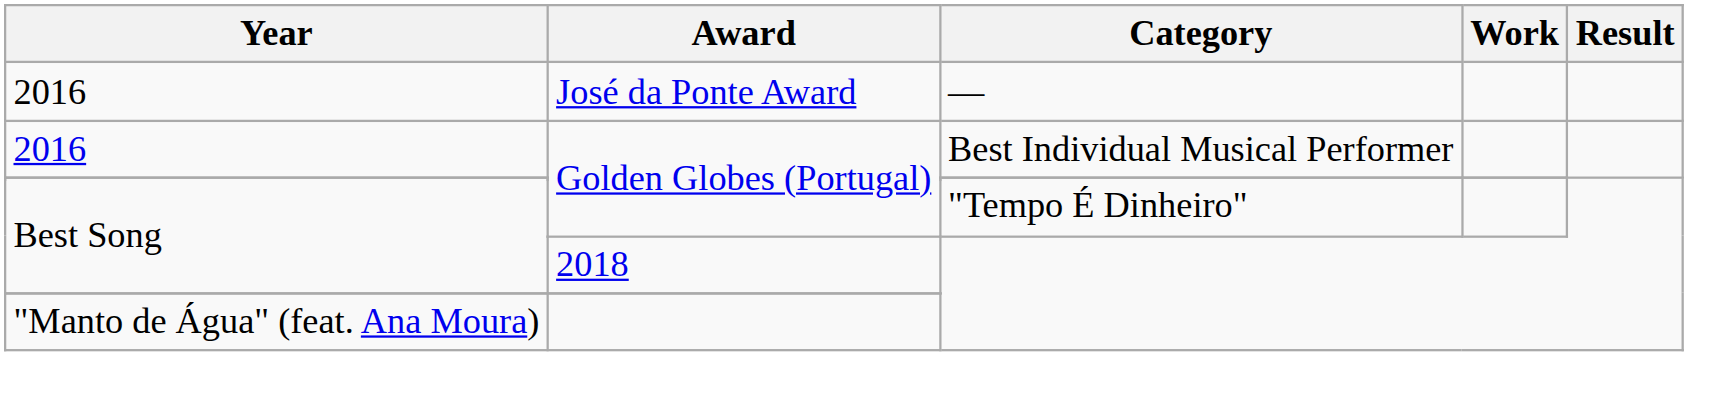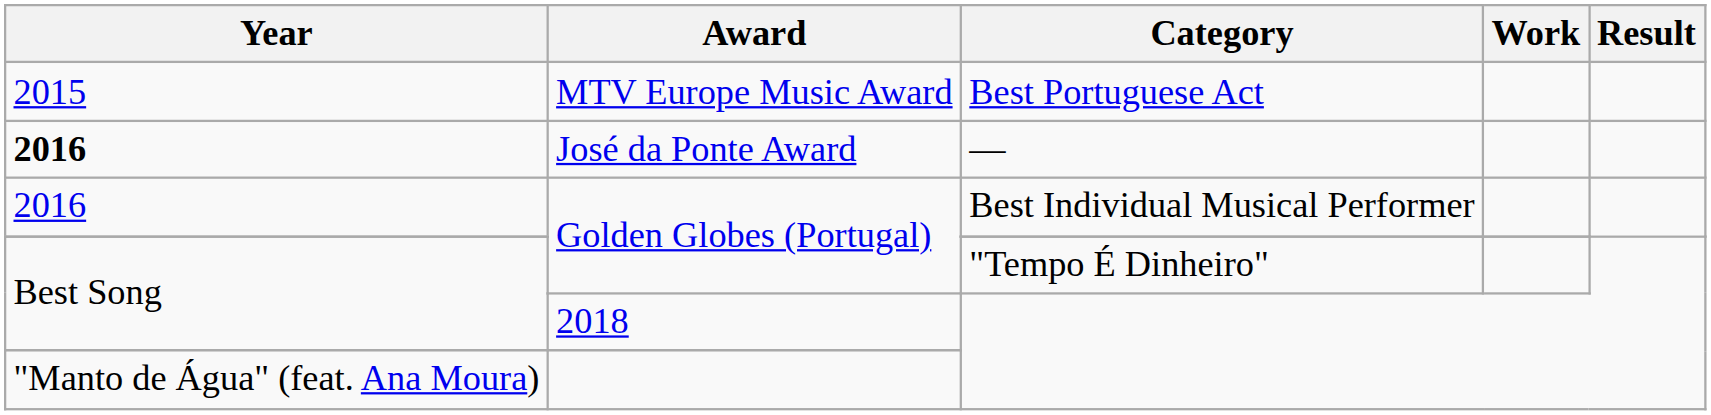+ row: (754, 90)
(50, 90) normal -> (50, 148) bold
